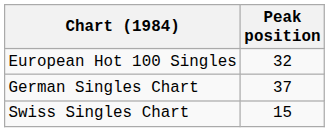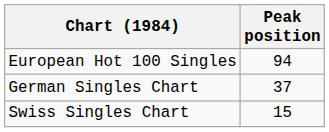(282, 62) 32 -> (282, 62) 94
